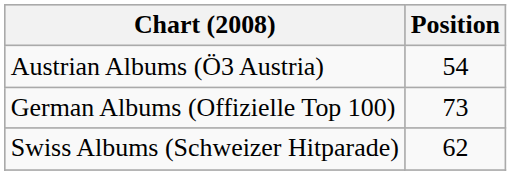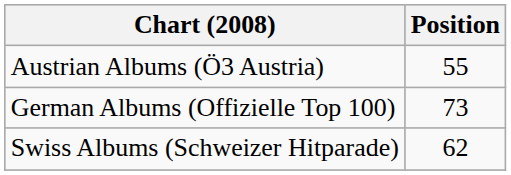(455, 66) 54 -> (455, 66) 55
